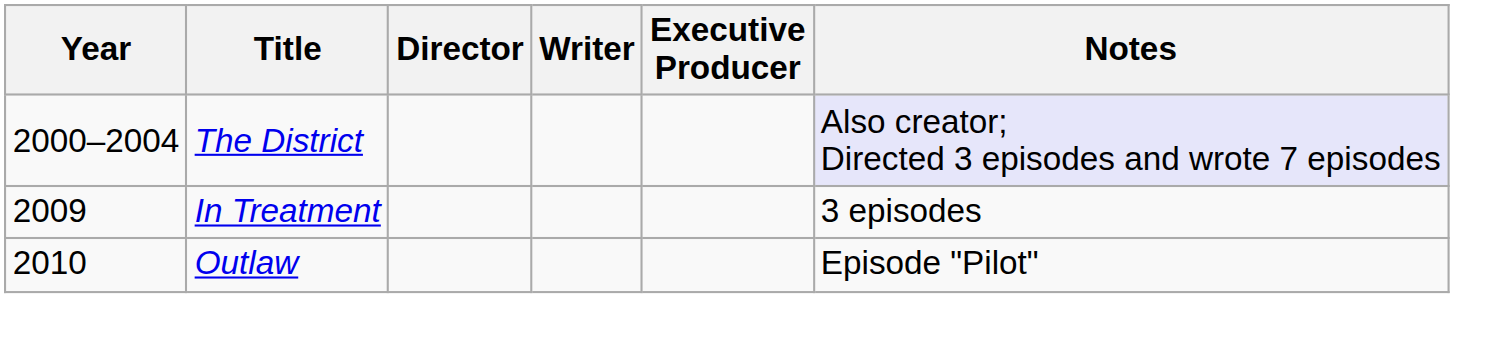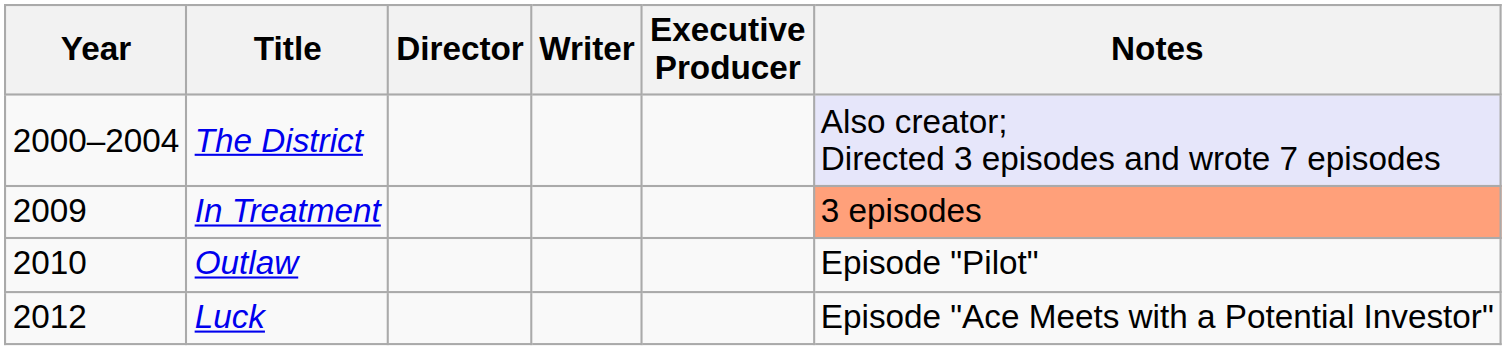(901, 211) no background -> (901, 211) lightsalmon background
+ row: (230, 316)
